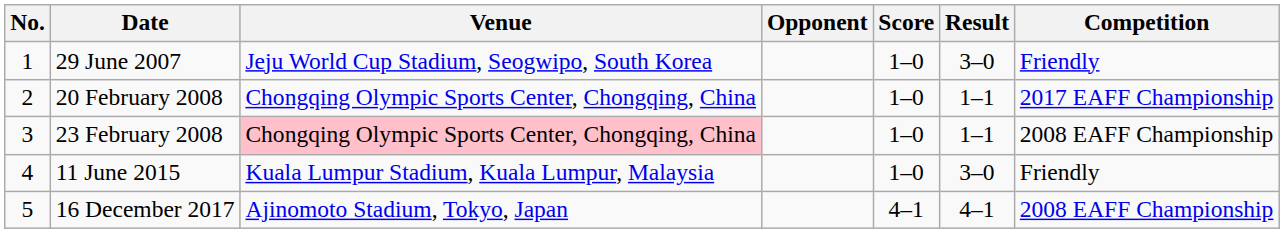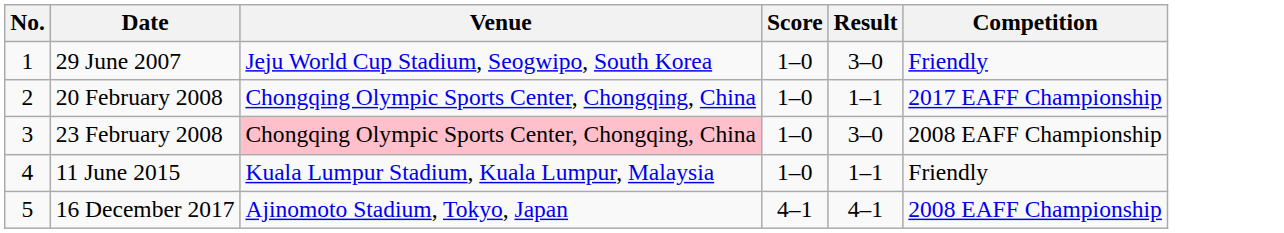- column: (817, 23)
(977, 135) 1–1 -> (865, 135) 3–0
(977, 172) 3–0 -> (865, 172) 1–1
